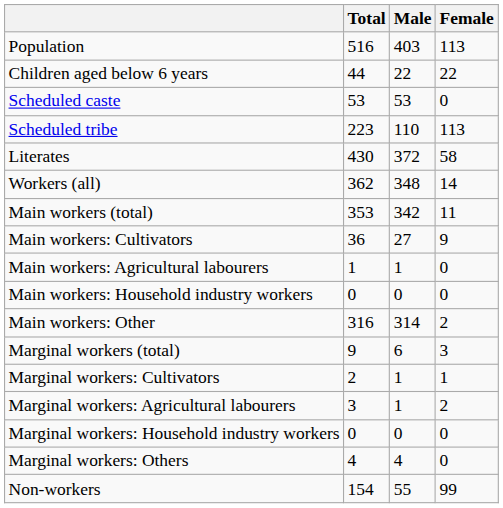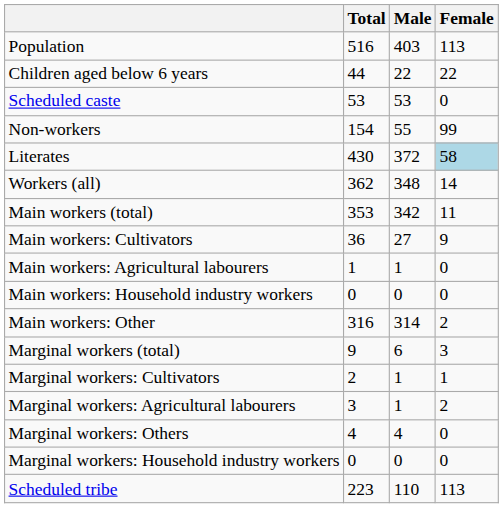rows swapped: (63, 128) <-> (55, 488)
(448, 156) no background -> (448, 156) lightblue background
rows swapped: (174, 433) <-> (98, 460)
